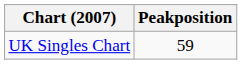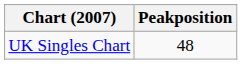(185, 45) 59 -> (185, 45) 48
